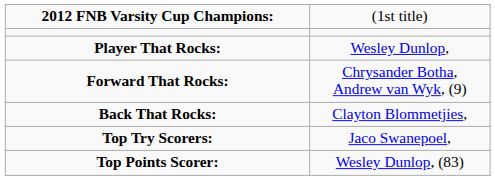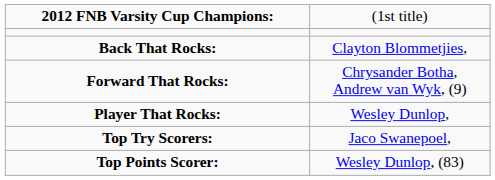rows swapped: (158, 48) <-> (158, 114)
